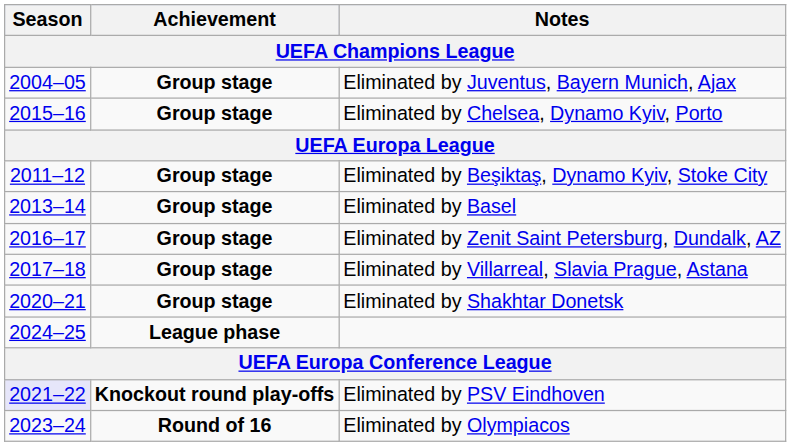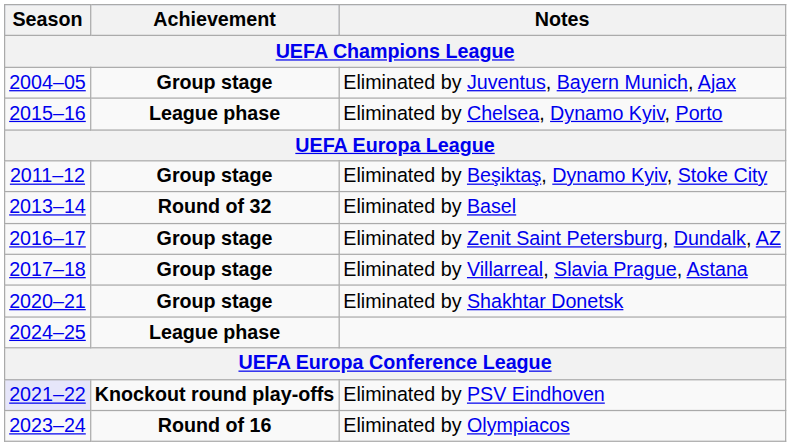(215, 113) Group stage -> (215, 113) League phase
(215, 207) Group stage -> (215, 207) Round of 32
